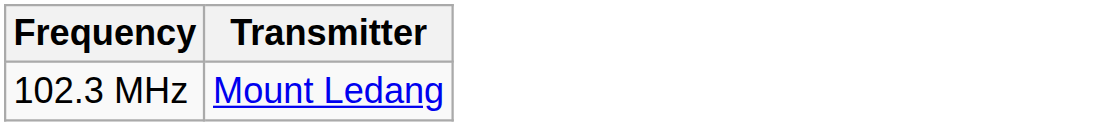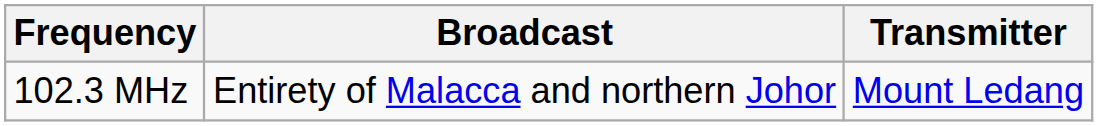+ column: (525, 33)
